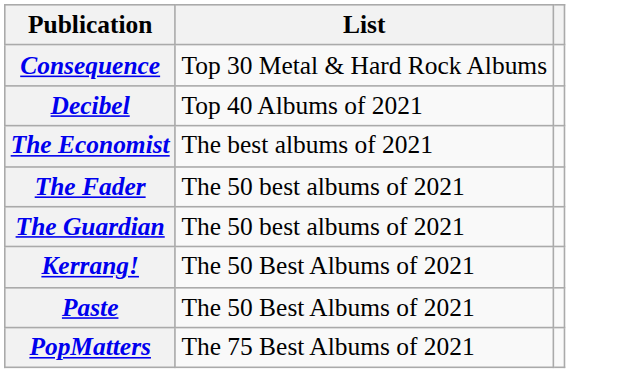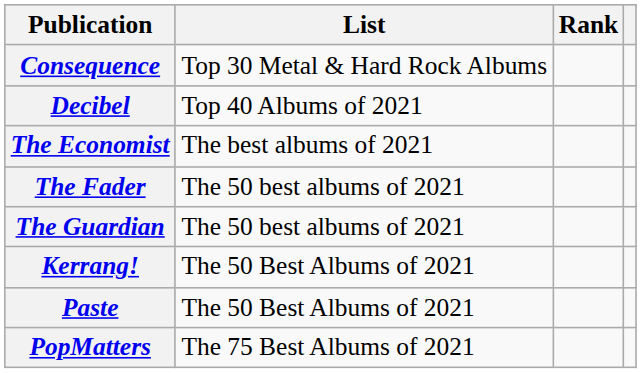+ column: (588, 24)
